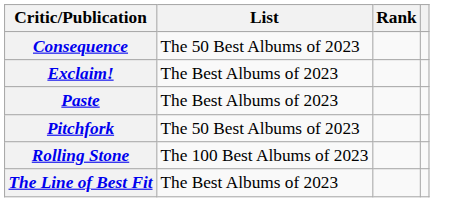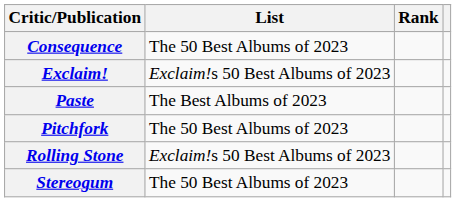(249, 73) The Best Albums of 2023 -> (270, 73) Exclaim!s 50 Best Albums of 2023
(264, 155) The 100 Best Albums of 2023 -> (270, 155) Exclaim!s 50 Best Albums of 2023
+ row: (75, 182)
- row: (81, 182)
